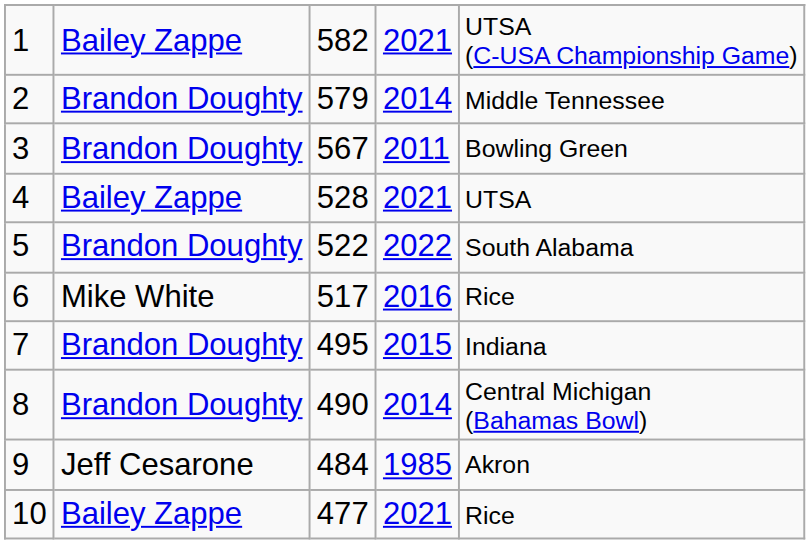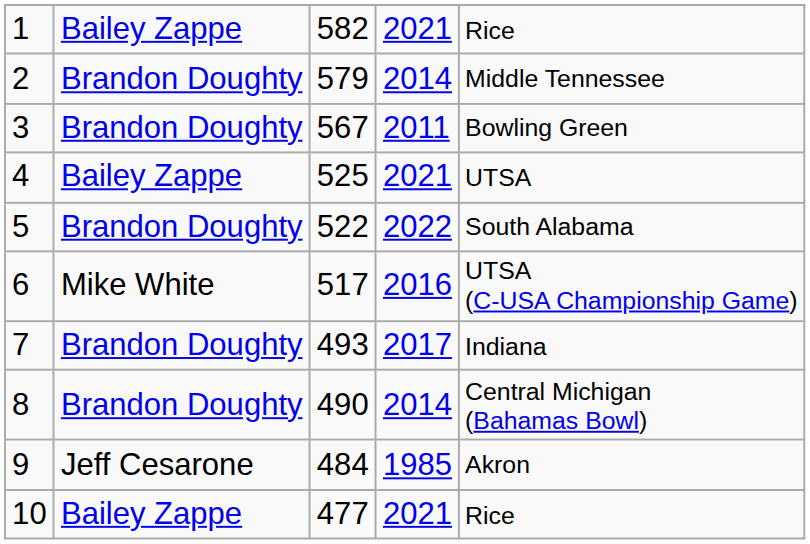(631, 40) UTSA (C-USA Championship Game) -> (490, 30) Rice
(343, 197) 528 -> (343, 176) 525
(490, 297) Rice -> (631, 286) UTSA (C-USA Championship Game)
(343, 345) 495 -> (343, 345) 493
(417, 345) 2015 -> (417, 345) 2017
